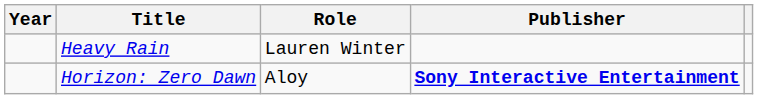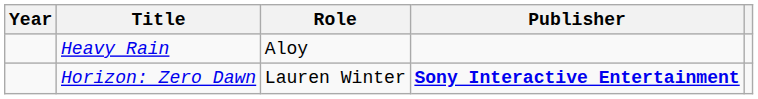(335, 49) Lauren Winter -> (286, 49) Aloy
(286, 78) Aloy -> (335, 78) Lauren Winter
